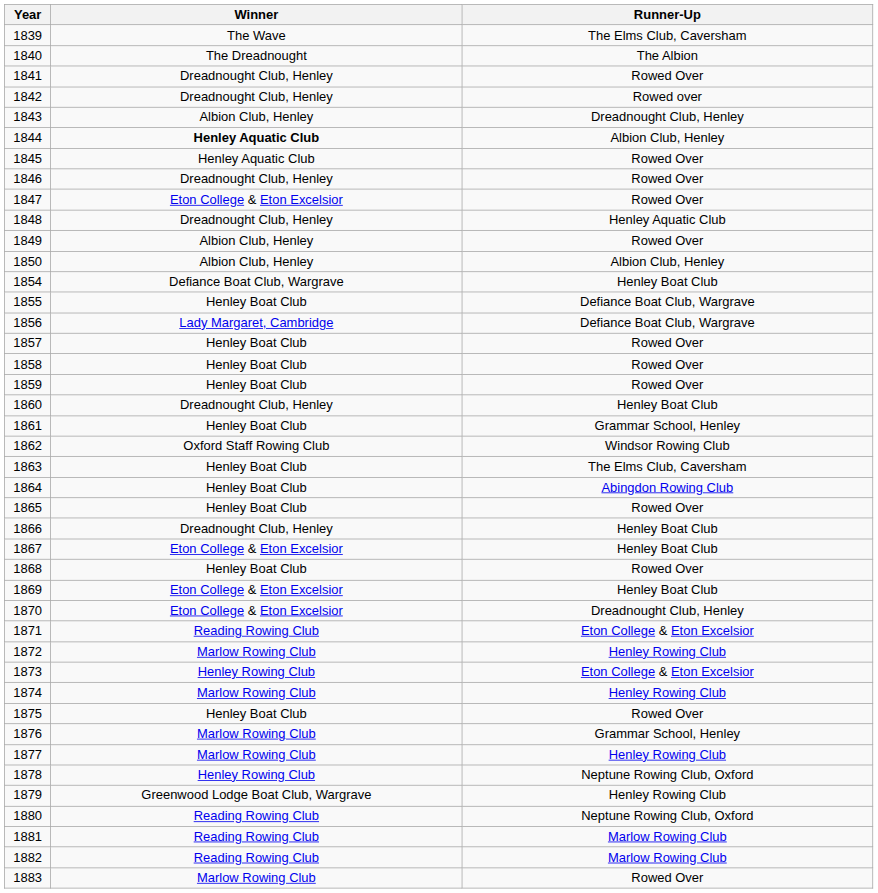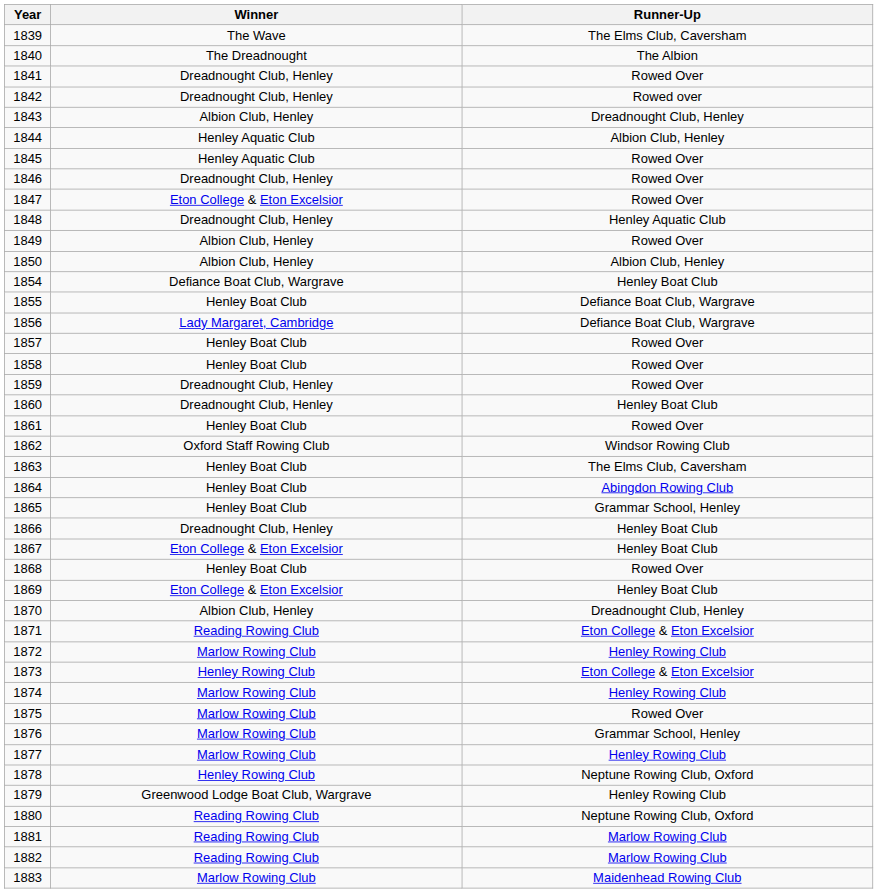(256, 138) bold -> (256, 138) normal
(256, 384) Henley Boat Club -> (256, 384) Dreadnought Club, Henley
(667, 425) Grammar School, Henley -> (667, 425) Rowed Over
(667, 508) Rowed Over -> (667, 508) Grammar School, Henley
(256, 610) Eton College & Eton Excelsior -> (256, 610) Albion Club, Henley
(256, 713) Henley Boat Club -> (256, 713) Marlow Rowing Club
(667, 878) Rowed Over -> (667, 878) Maidenhead Rowing Club
